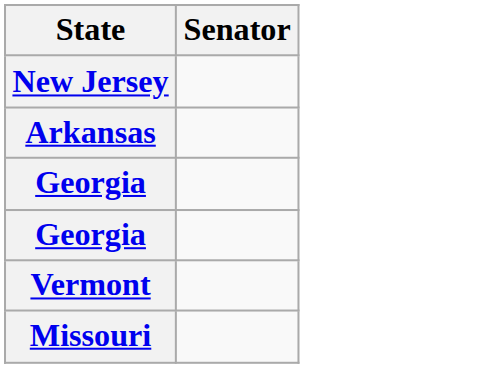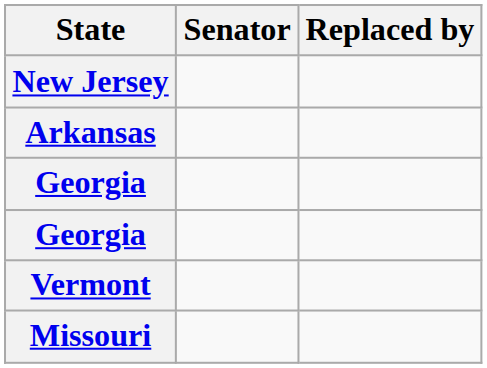+ column: (390, 30)
